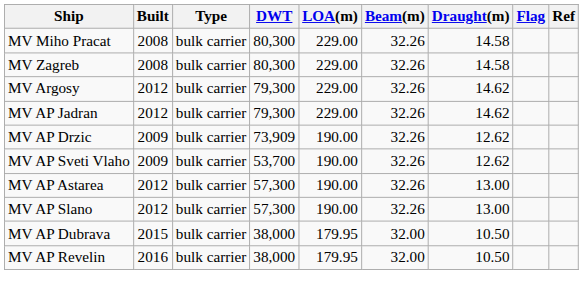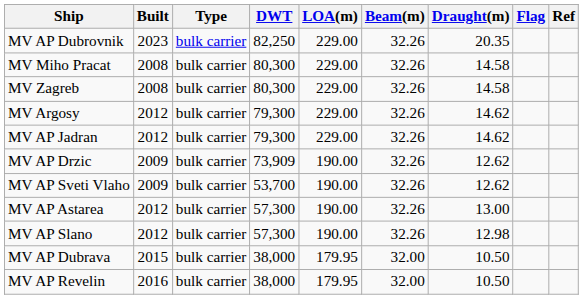+ row: (66, 40)
(492, 209) 13.00 -> (492, 233) 12.98
